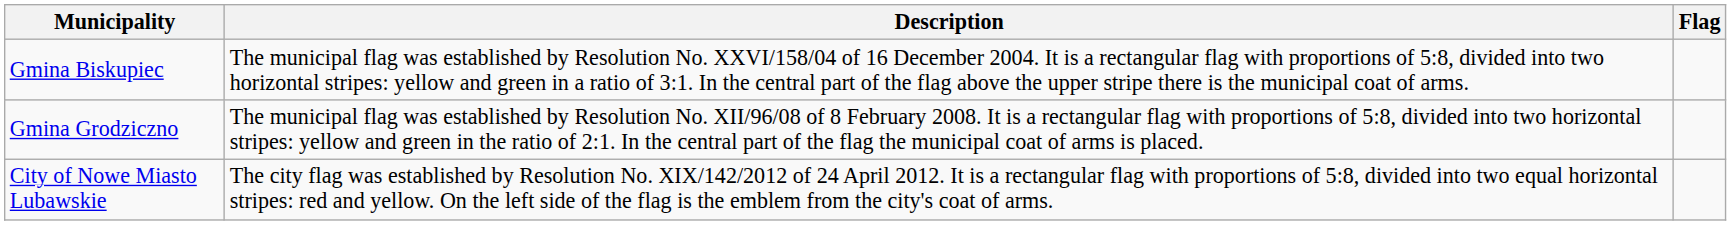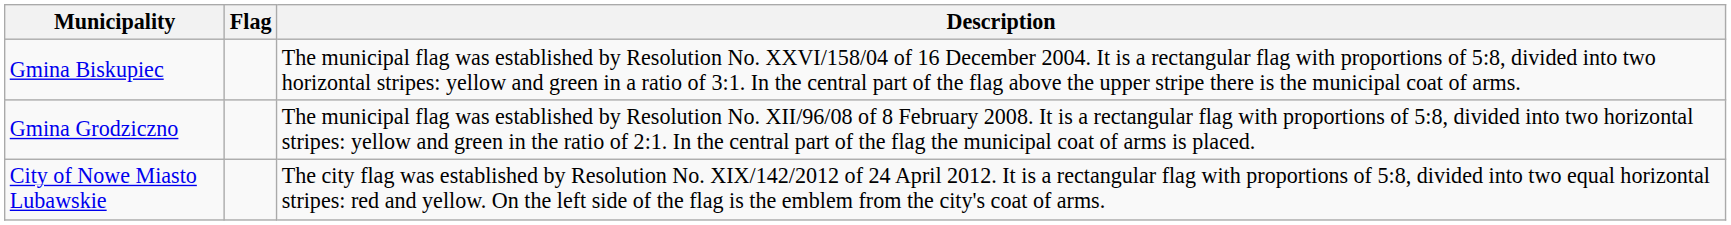columns swapped: (1700, 22) <-> (949, 22)
